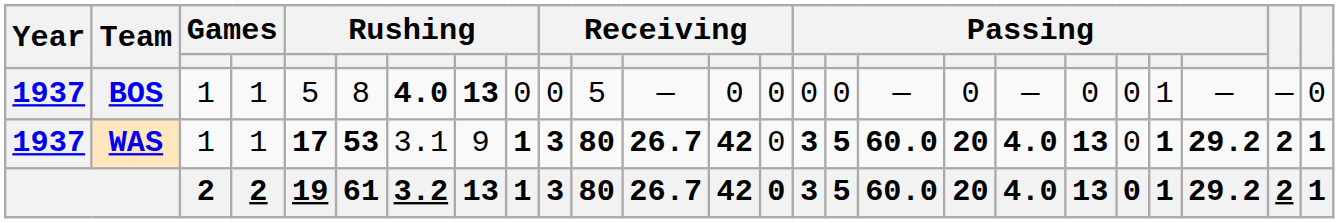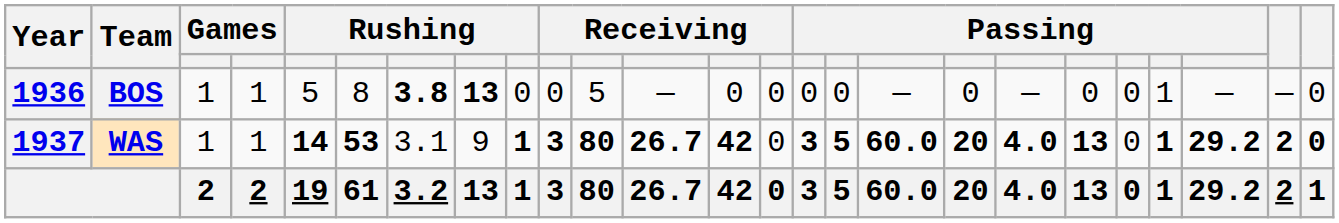(49, 94) 1937 -> (49, 94) 1936
(421, 94) 4.0 -> (421, 94) 3.8
(310, 143) 17 -> (310, 143) 14
(1317, 143) 1 -> (1317, 143) 0
